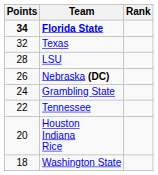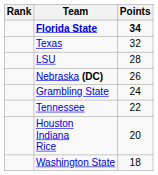columns swapped: (138, 12) <-> (22, 12)
